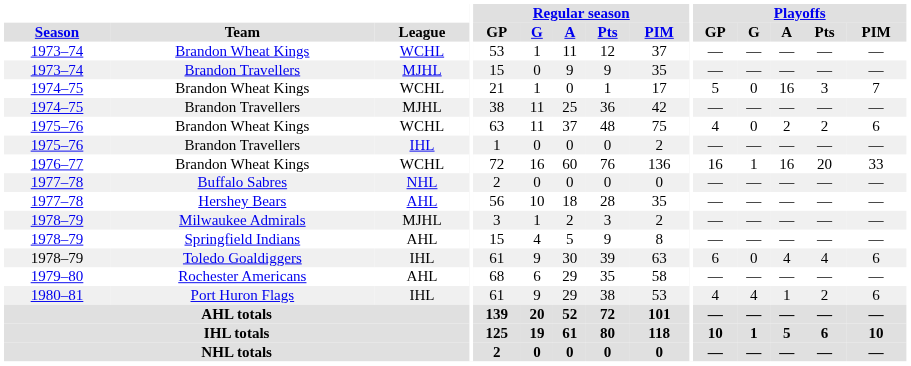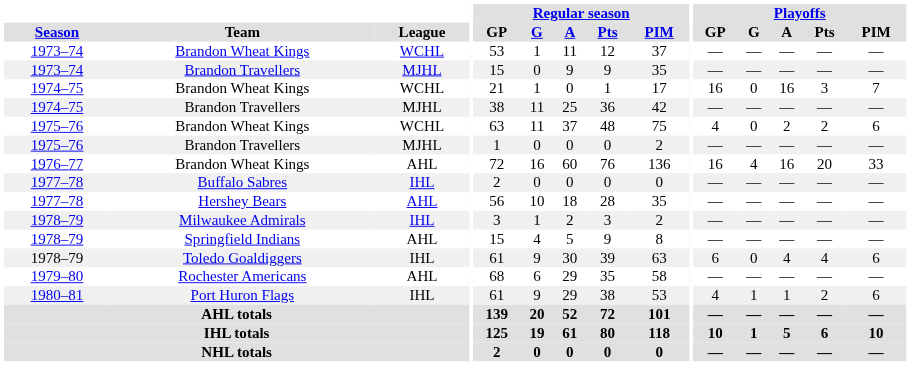(715, 88) 5 -> (715, 88) 16
(422, 145) IHL -> (422, 145) MJHL
(422, 163) WCHL -> (422, 163) AHL
(754, 163) 1 -> (754, 163) 4
(422, 182) NHL -> (422, 182) IHL
(422, 220) MJHL -> (422, 220) IHL
(754, 295) 4 -> (754, 295) 1
